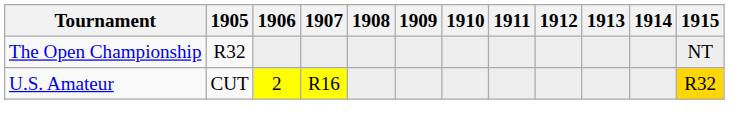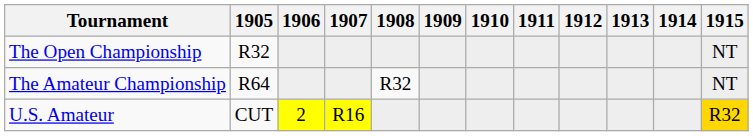+ row: (118, 83)
